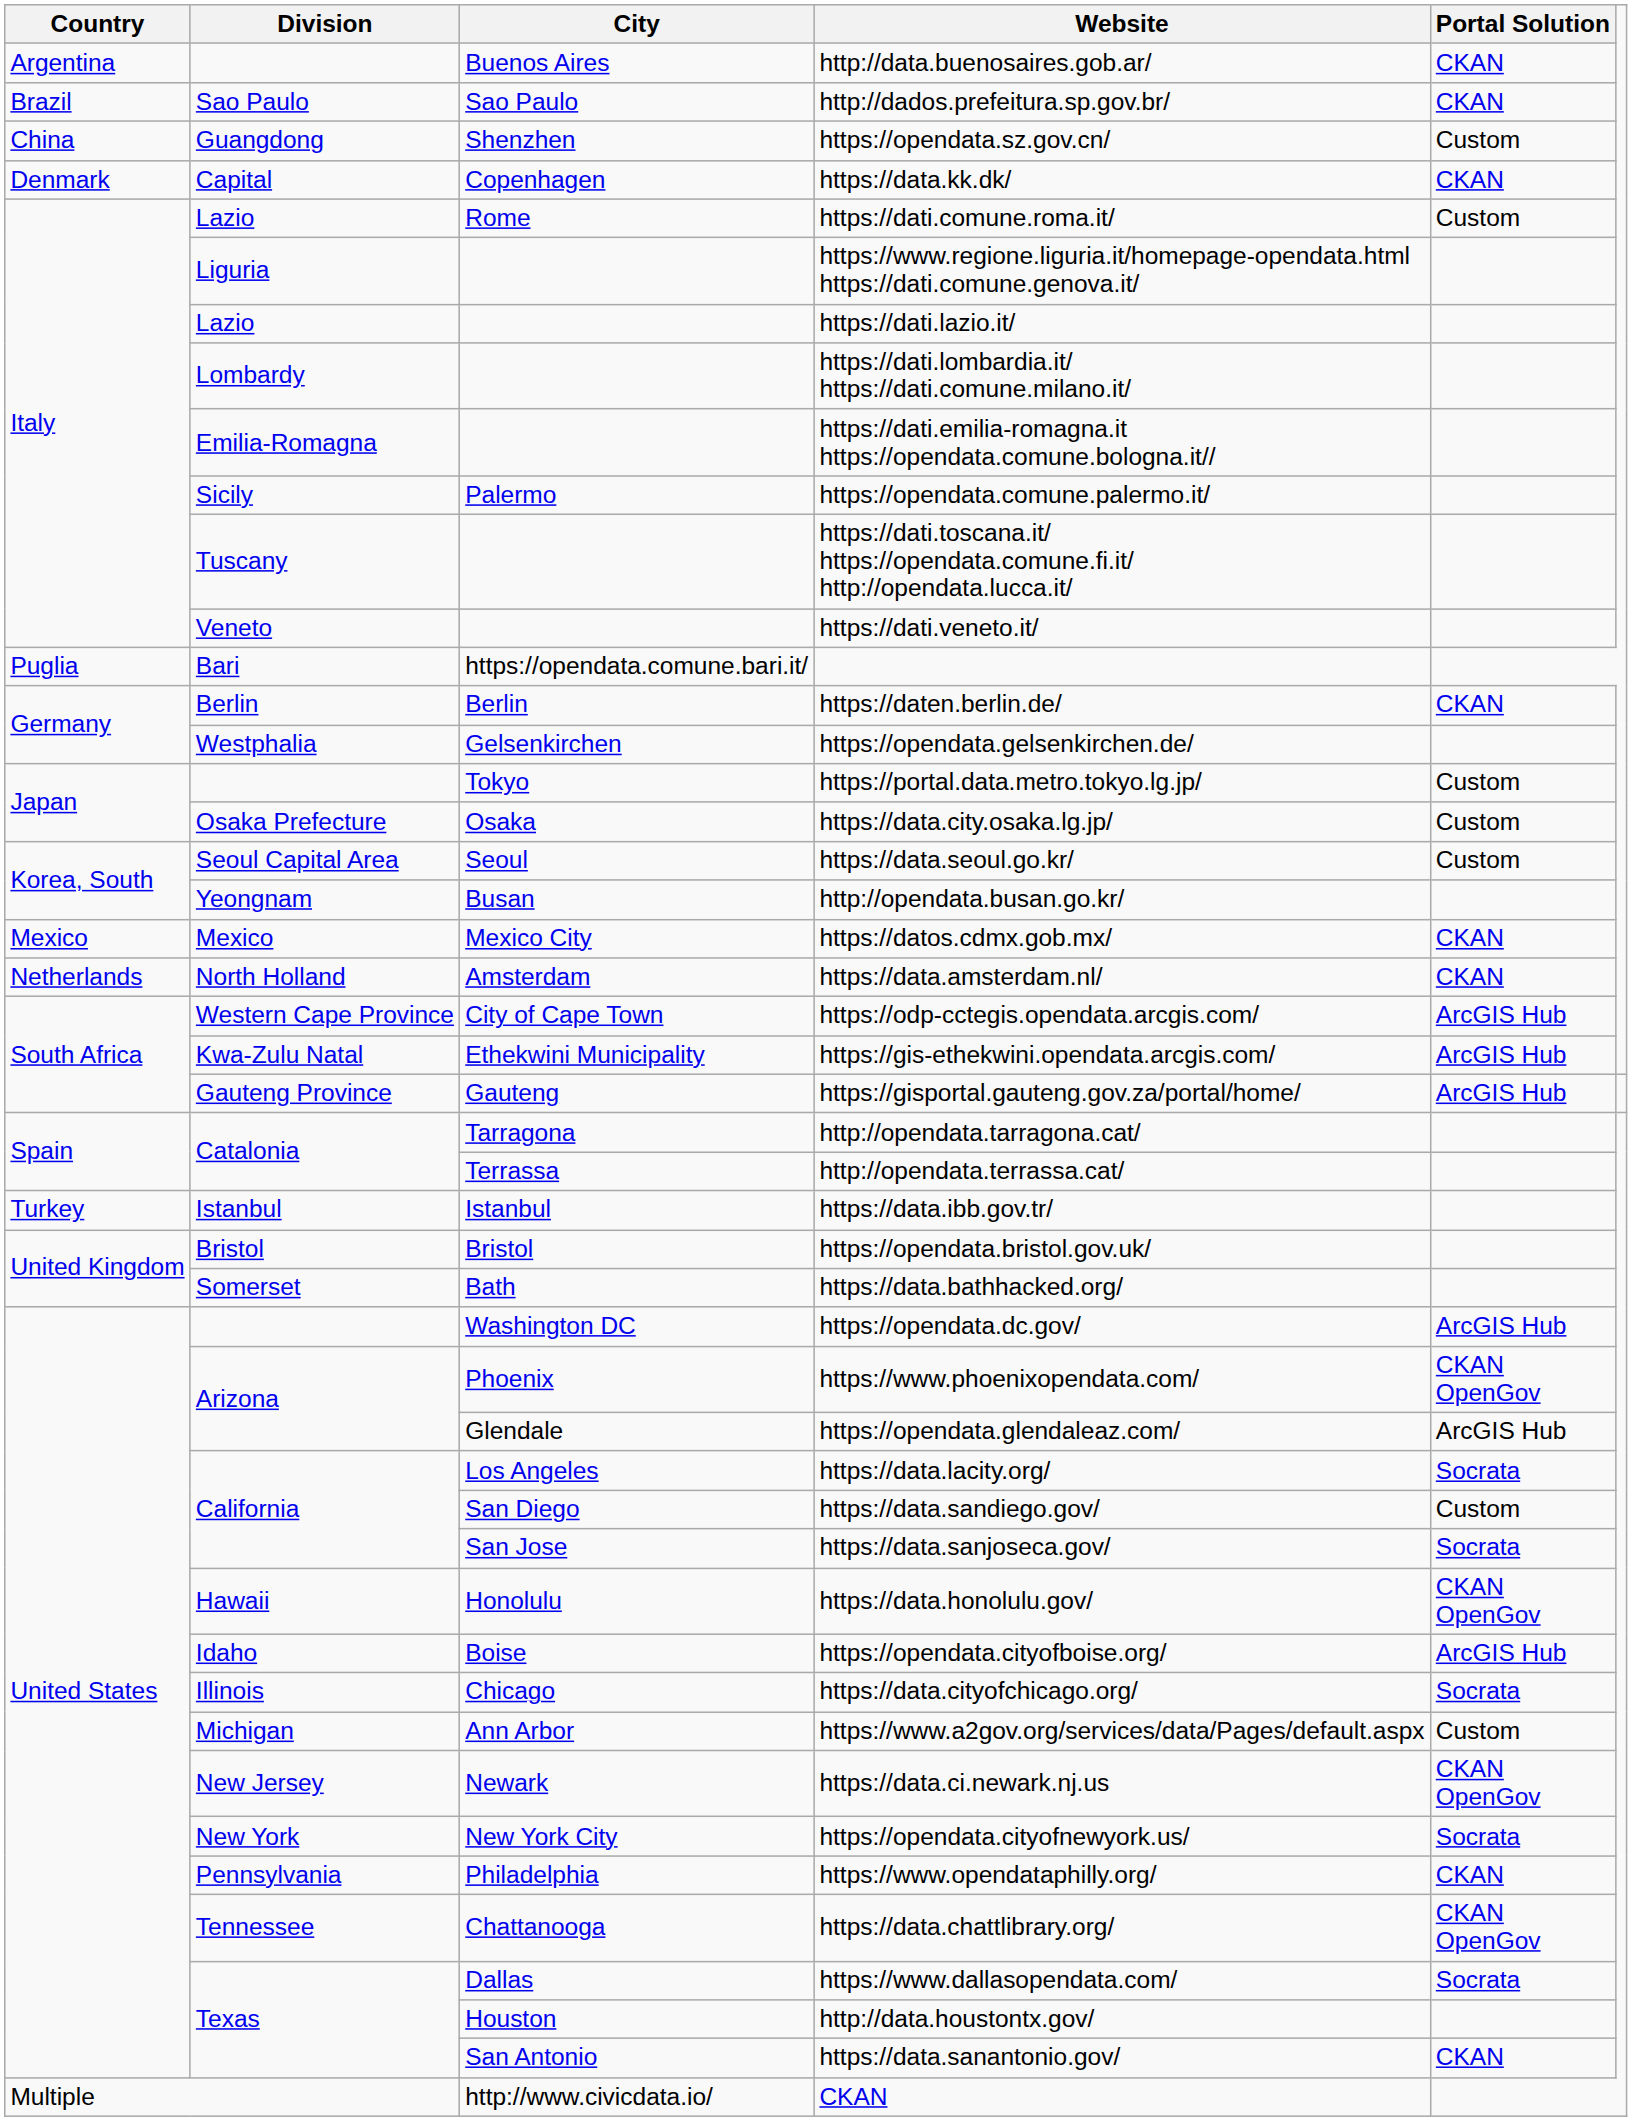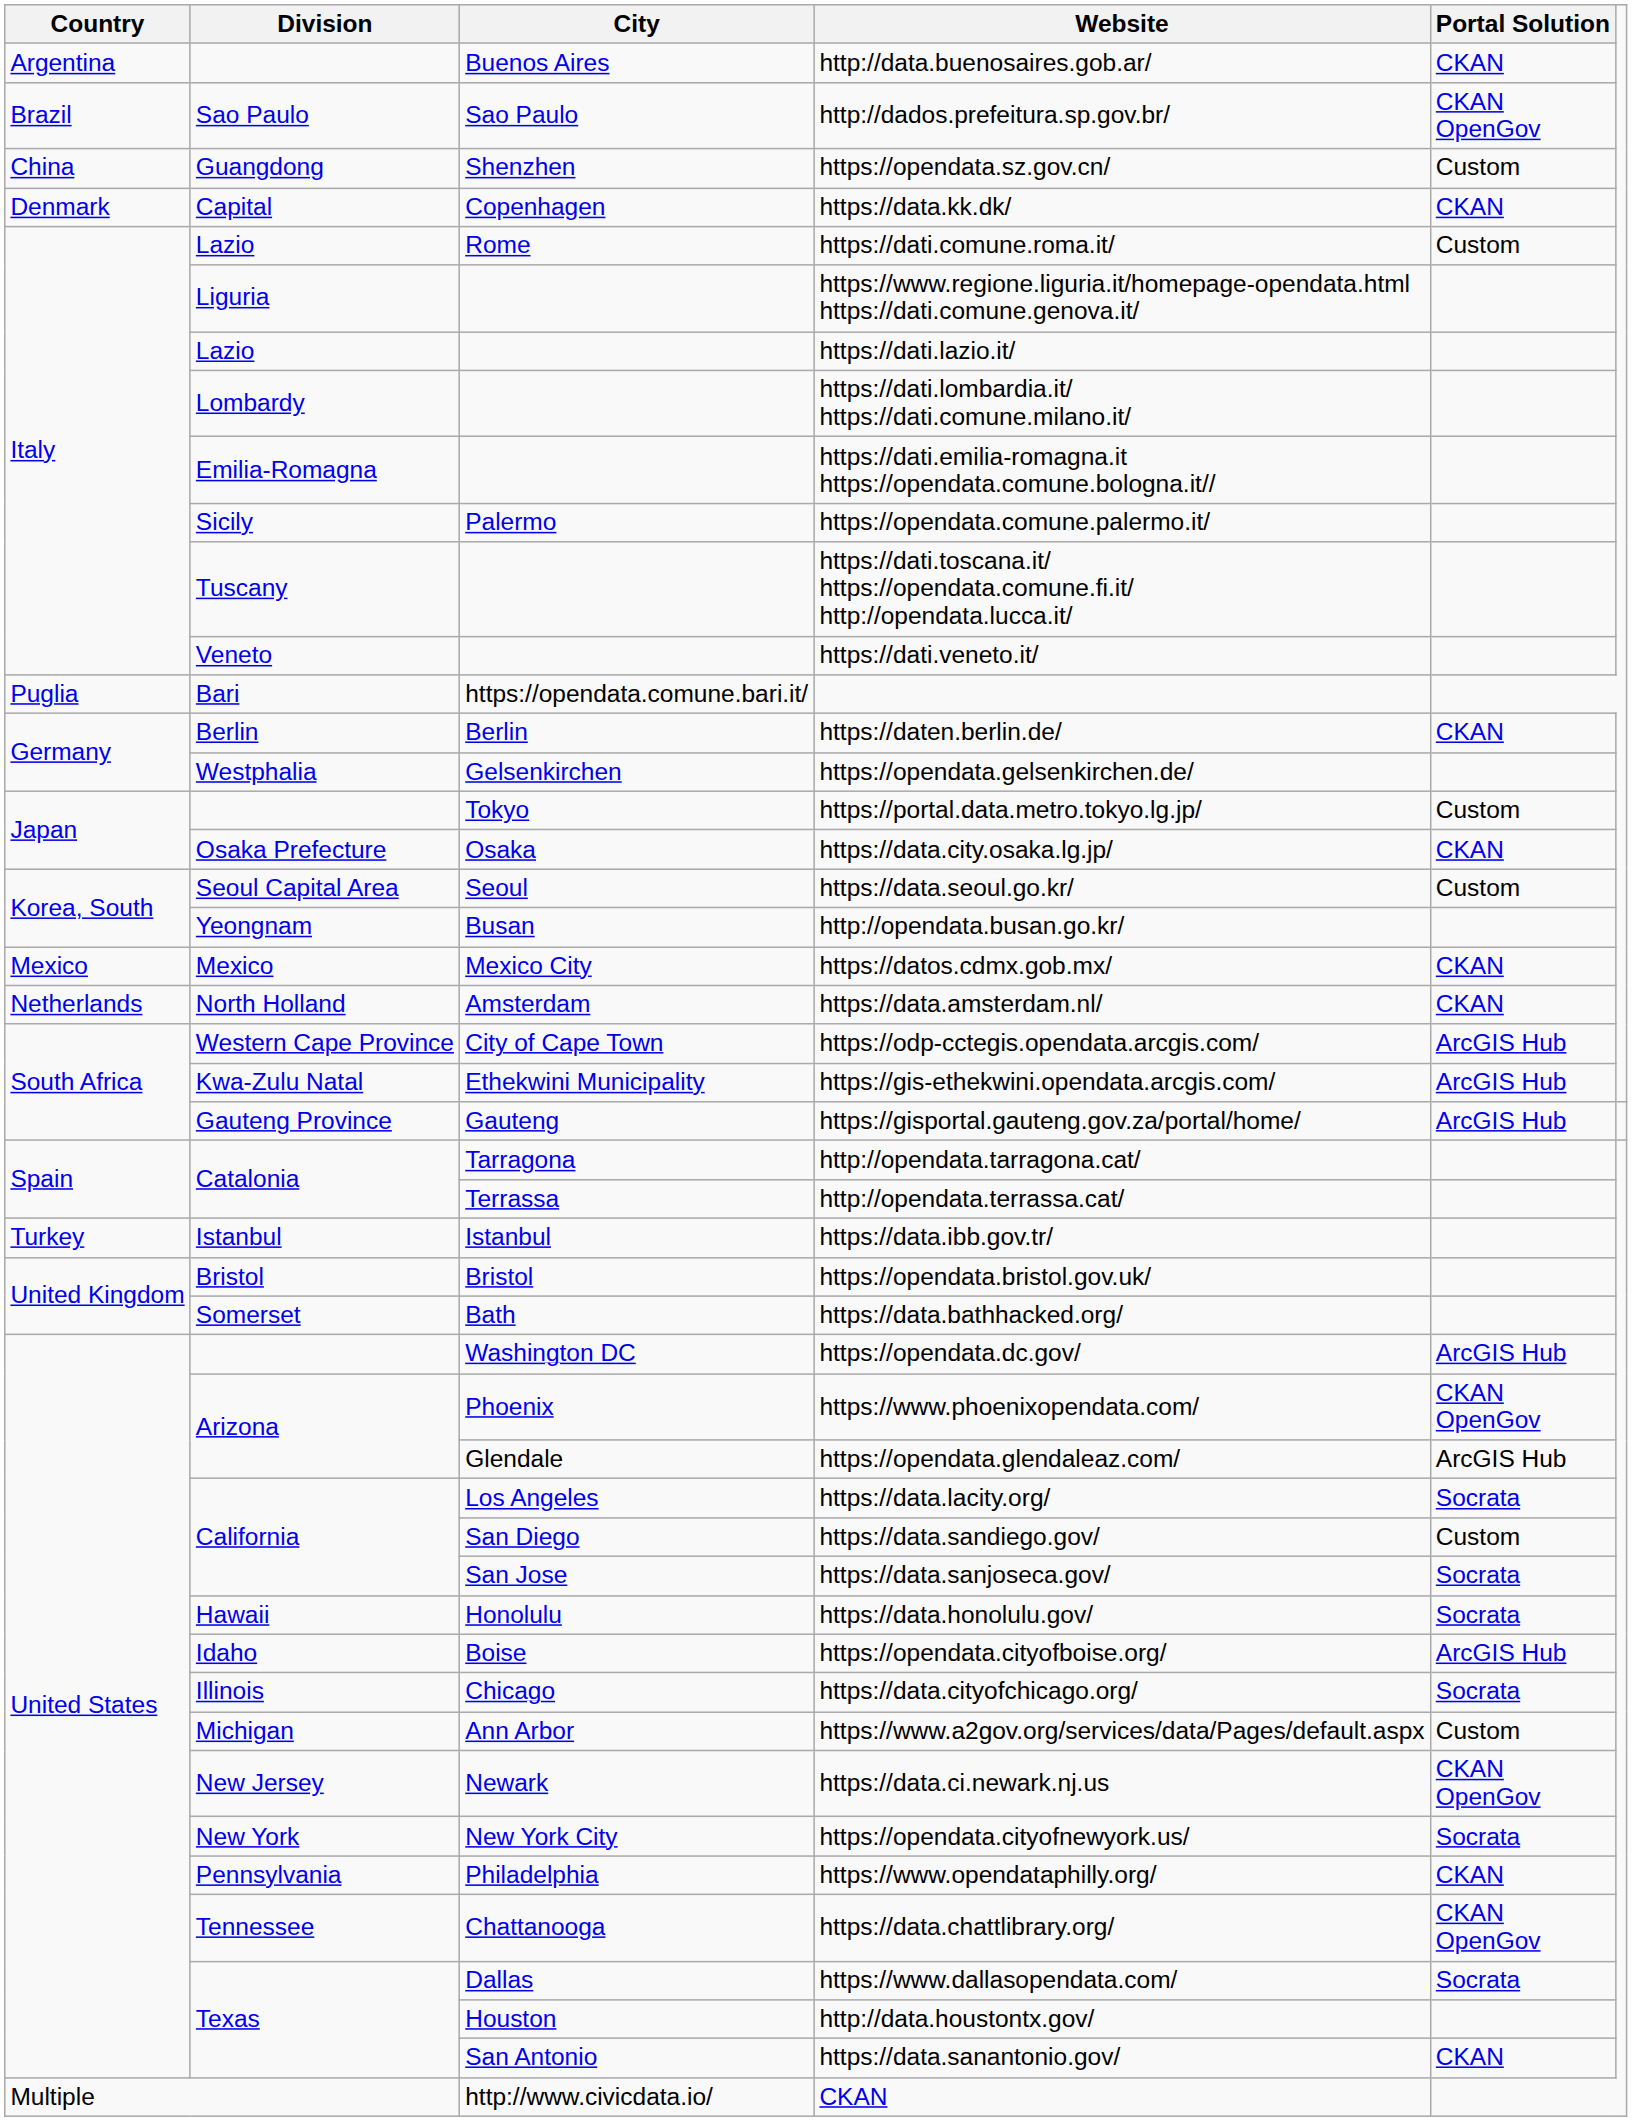(1470, 101) CKAN -> (1488, 115) CKAN OpenGov
(1478, 821) Custom -> (1470, 849) CKAN
(1488, 1600) CKAN OpenGov -> (1478, 1614) Socrata
